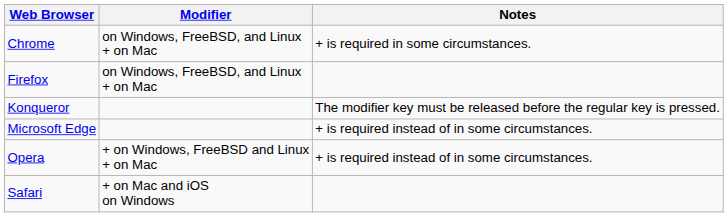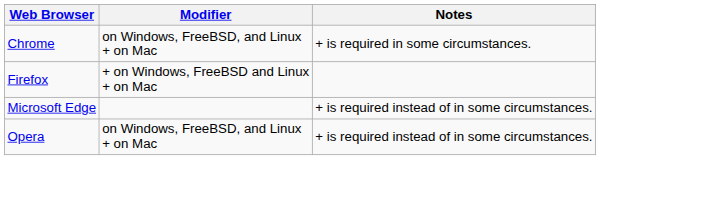(202, 79) on Windows, FreeBSD, and Linux + on Mac -> (206, 79) + on Windows, FreeBSD and Linux + on Mac
- row: (38, 108)
(206, 157) + on Windows, FreeBSD and Linux + on Mac -> (202, 136) on Windows, FreeBSD, and Linux + on Mac
- row: (25, 193)
